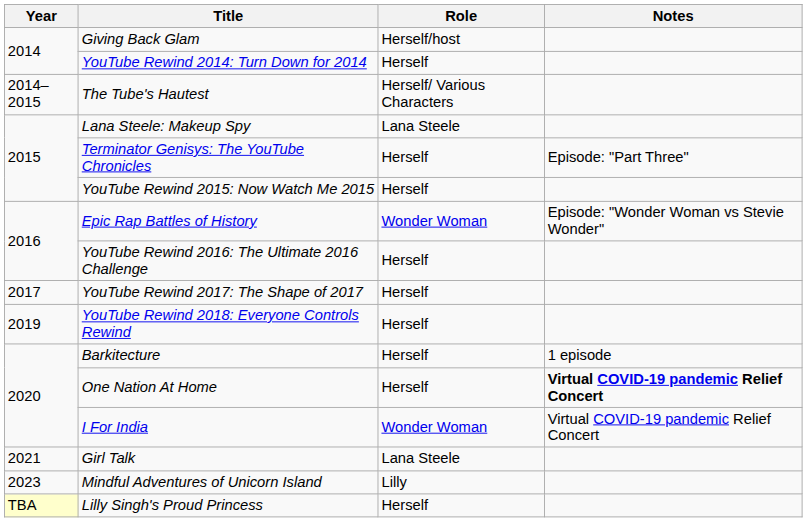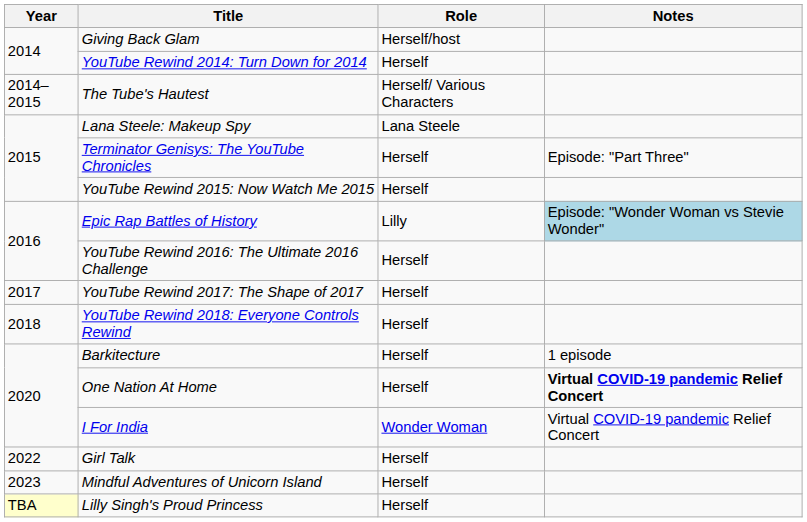(434, 220) Wonder Woman -> (394, 220) Lilly
(666, 220) no background -> (666, 220) lightblue background
(24, 324) 2019 -> (24, 324) 2018
(24, 458) 2021 -> (24, 458) 2022
(421, 458) Lana Steele -> (405, 458) Herself
(394, 482) Lilly -> (405, 482) Herself
